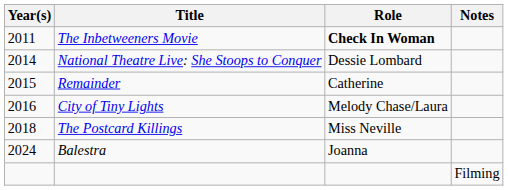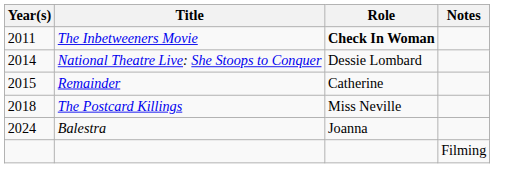- row: (111, 106)
